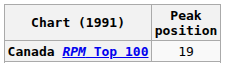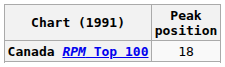(186, 51) 19 -> (186, 51) 18
